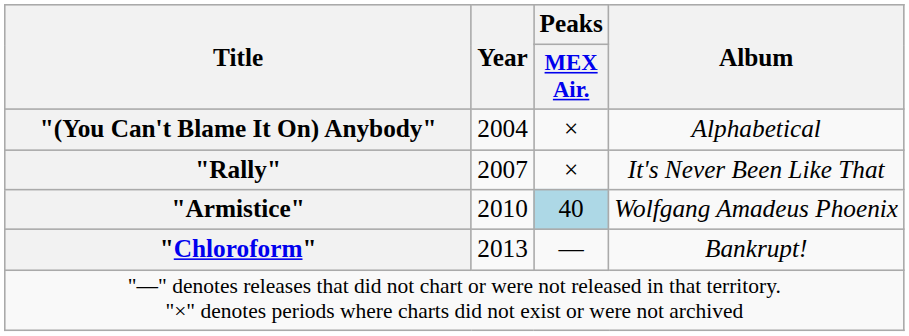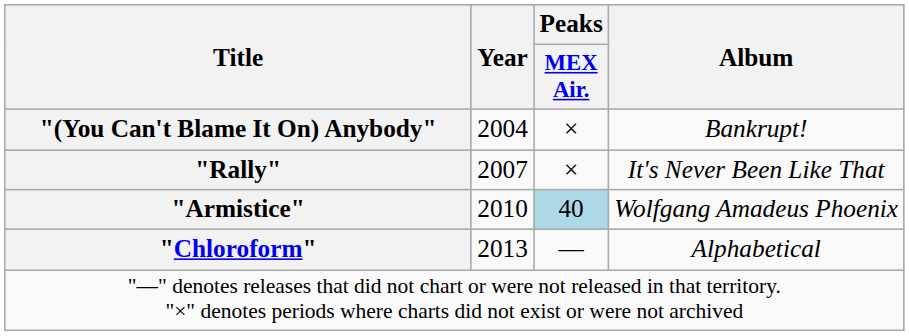(756, 129) Alphabetical -> (756, 129) Bankrupt!
(756, 249) Bankrupt! -> (756, 249) Alphabetical
